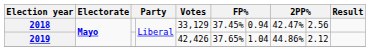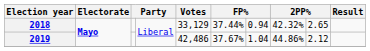(228, 25) 37.45% -> (228, 25) 37.44%
(288, 25) 42.47% -> (288, 25) 42.32%
(318, 25) 2.56 -> (318, 25) 2.65
(193, 39) 42,426 -> (193, 39) 42,486
(228, 39) 37.65% -> (228, 39) 37.67%
